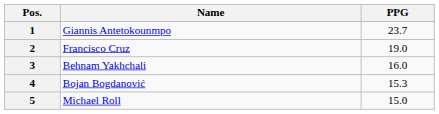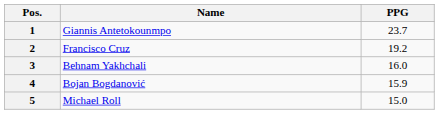(398, 48) 19.0 -> (398, 48) 19.2
(398, 83) 15.3 -> (398, 83) 15.9
